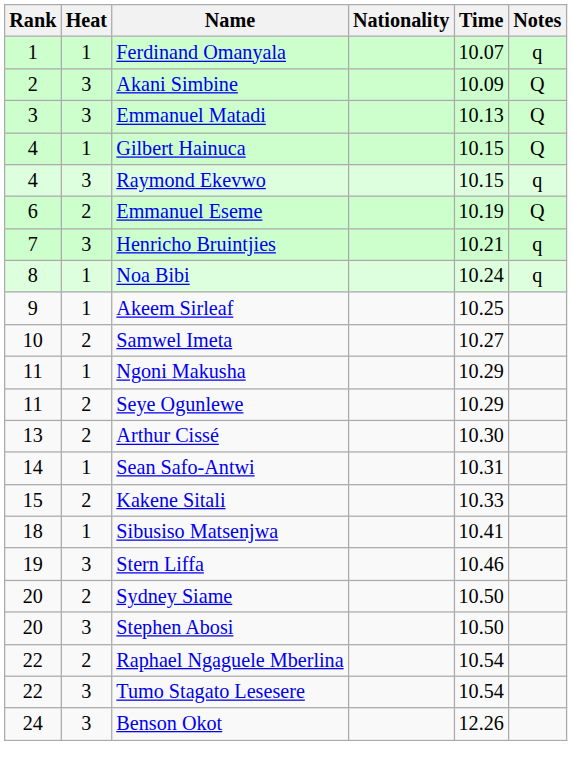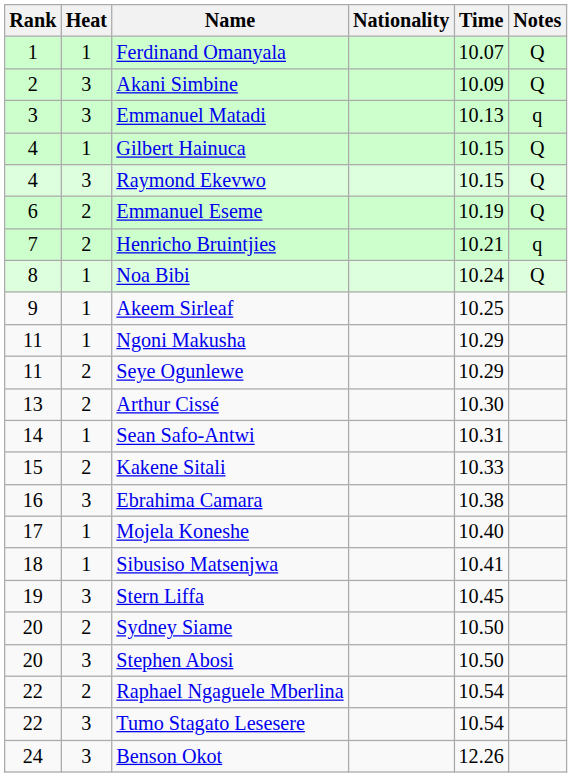(537, 52) q -> (537, 52) Q
(537, 116) Q -> (537, 116) q
(537, 180) q -> (537, 180) Q
(86, 244) 3 -> (86, 244) 2
(537, 276) q -> (537, 276) Q
- row: (174, 340)
+ row: (189, 500)
+ row: (183, 532)
(481, 564) 10.46 -> (481, 595) 10.45
